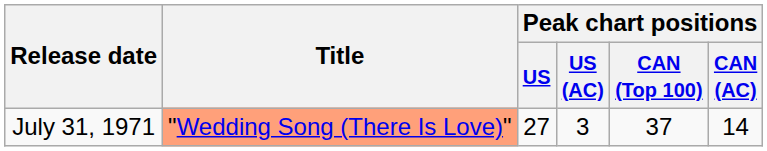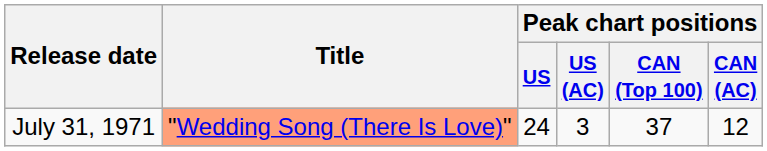(537, 126) 27 -> (537, 126) 24
(736, 126) 14 -> (736, 126) 12
